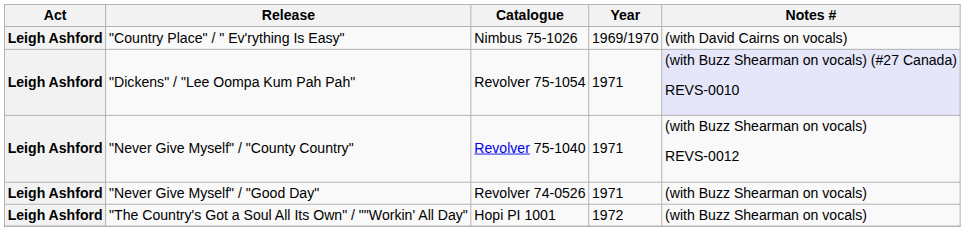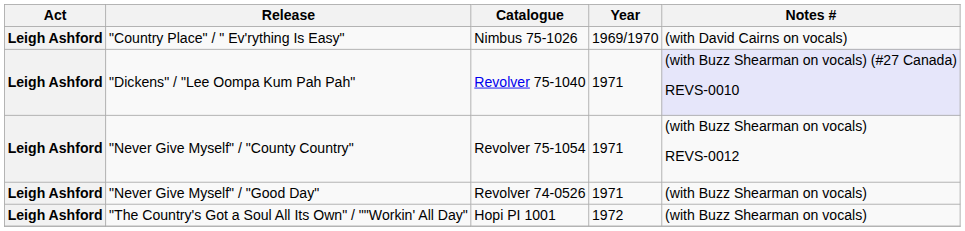(530, 82) Revolver 75-1054 -> (530, 82) Revolver 75-1040
(530, 148) Revolver 75-1040 -> (530, 148) Revolver 75-1054
